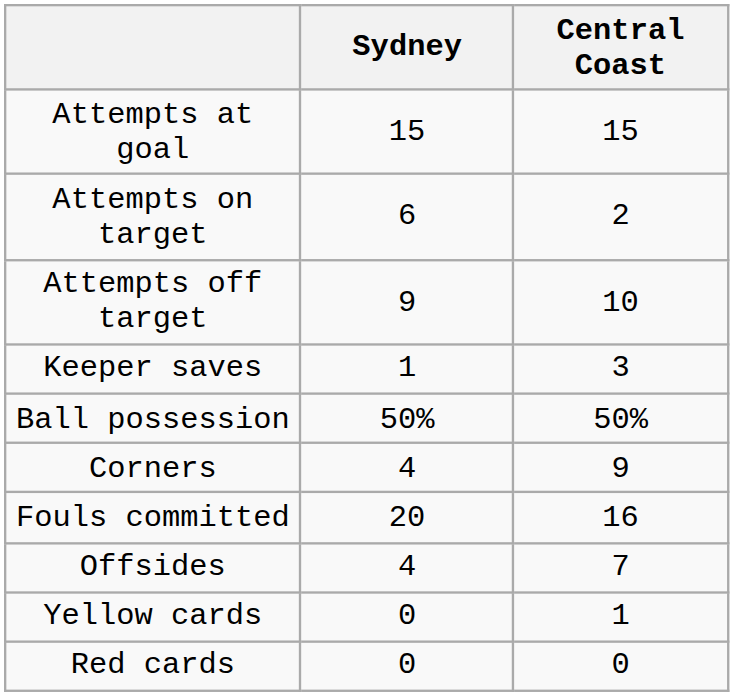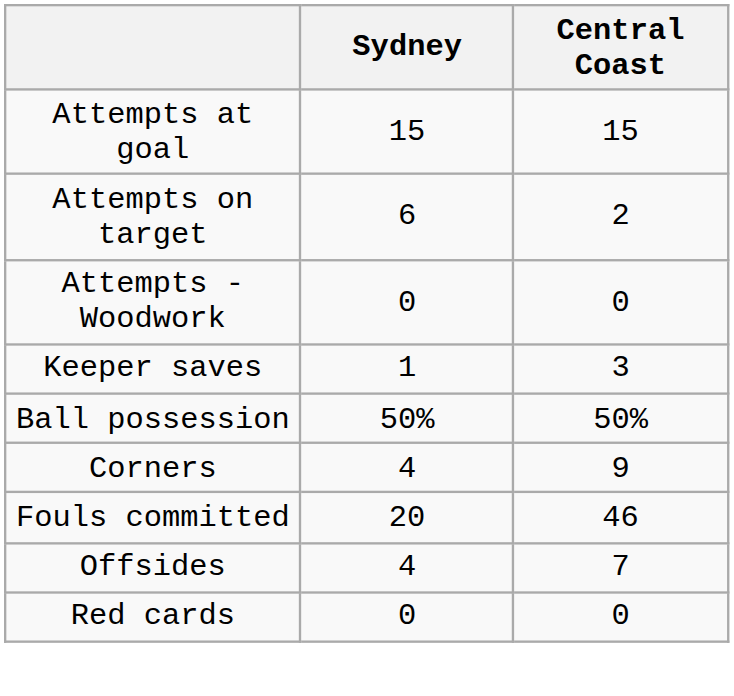- row: (153, 302)
+ row: (153, 302)
(620, 517) 16 -> (620, 517) 46
- row: (153, 617)
